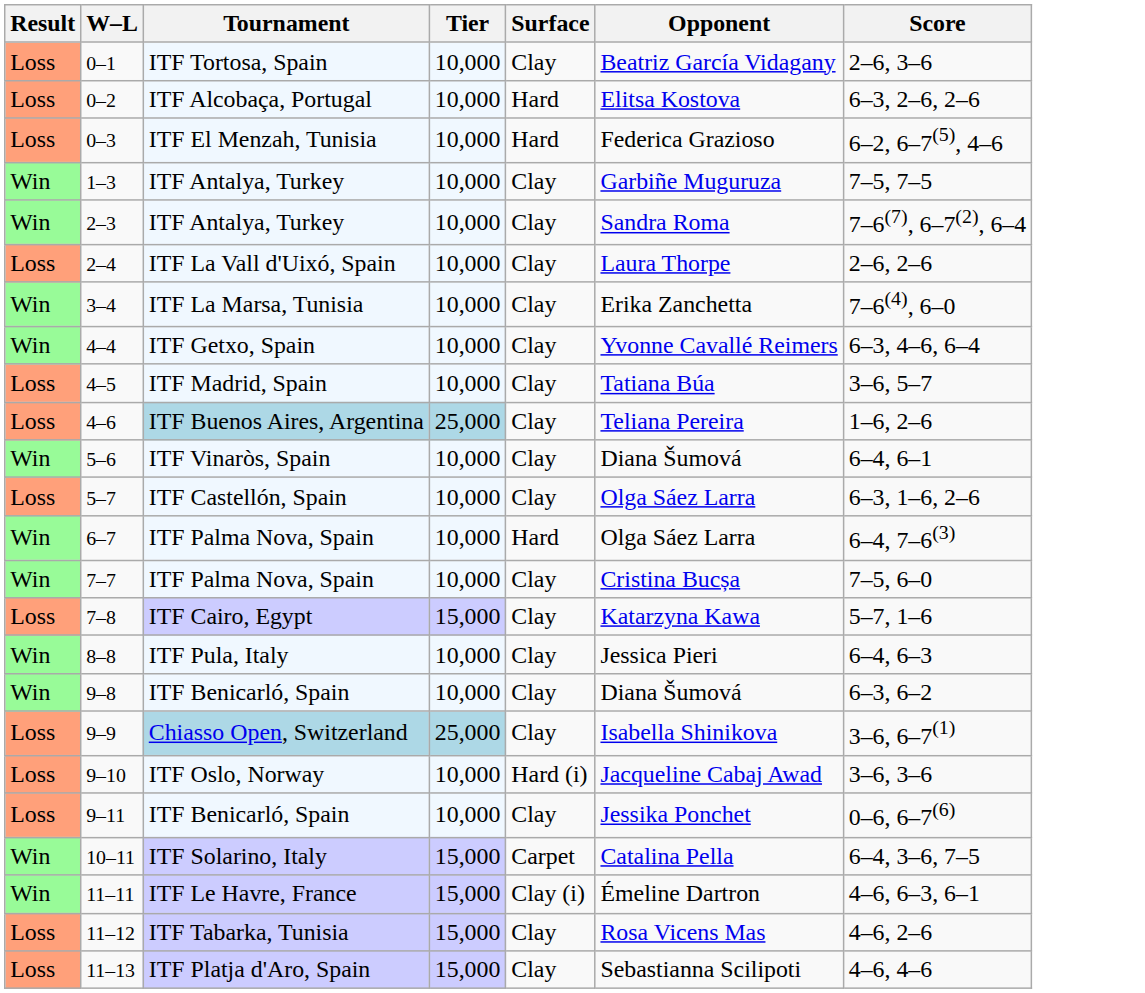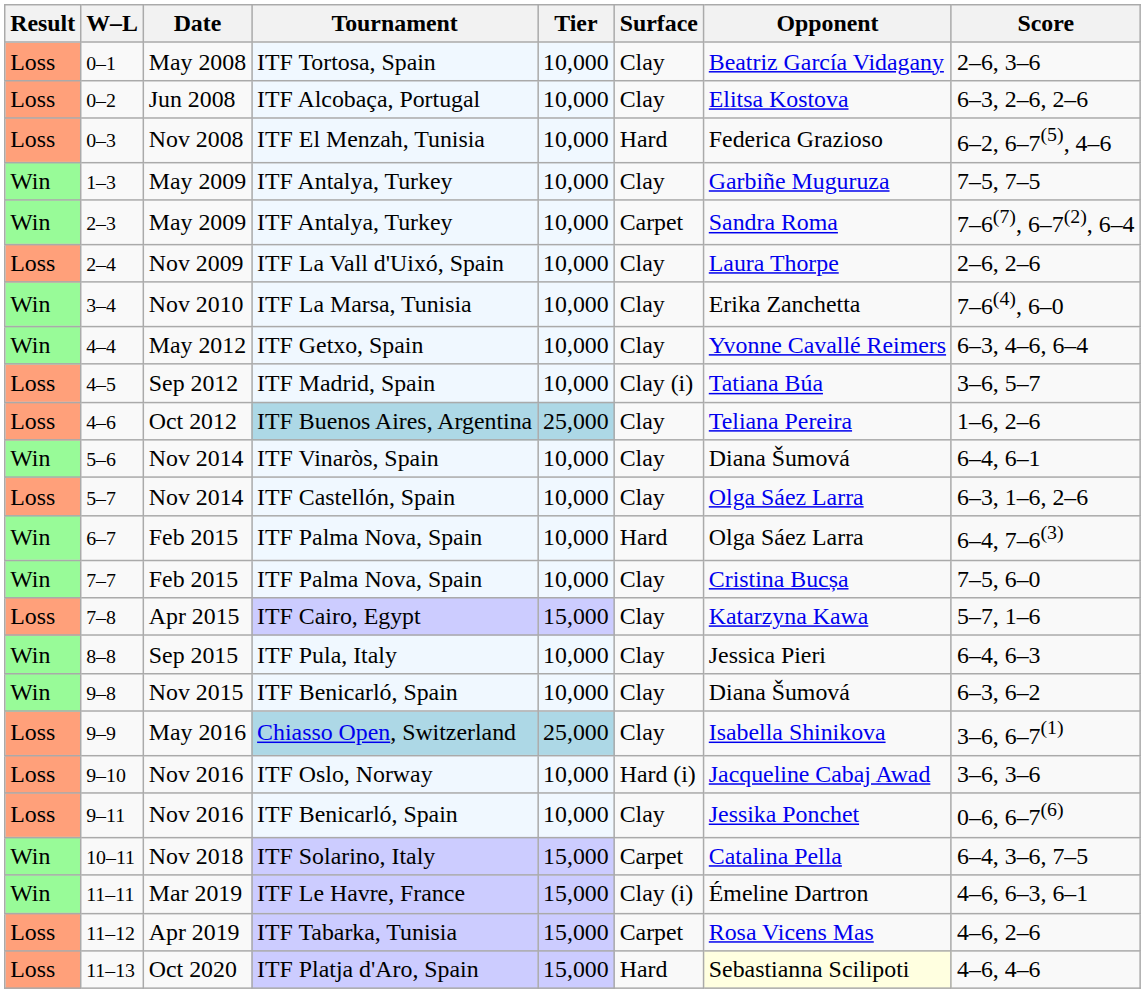+ column: (197, 23)
(535, 99) Hard -> (642, 99) Clay
(534, 222) Clay -> (651, 222) Carpet
(534, 383) Clay -> (656, 383) Clay (i)
(534, 931) Clay -> (651, 931) Carpet
(534, 969) Clay -> (644, 969) Hard
(701, 969) no background -> (809, 969) lightyellow background
